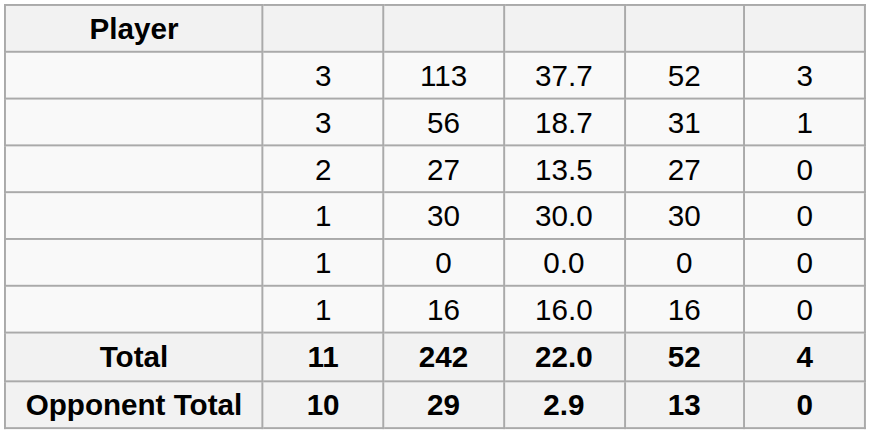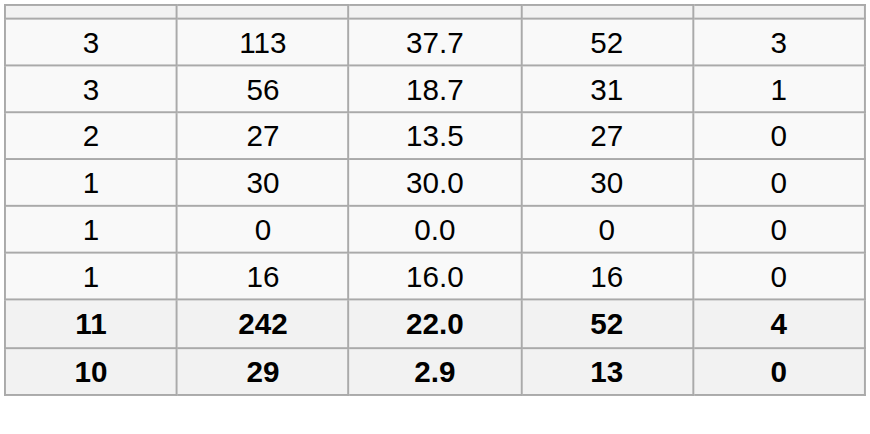- column: (134, 29)
